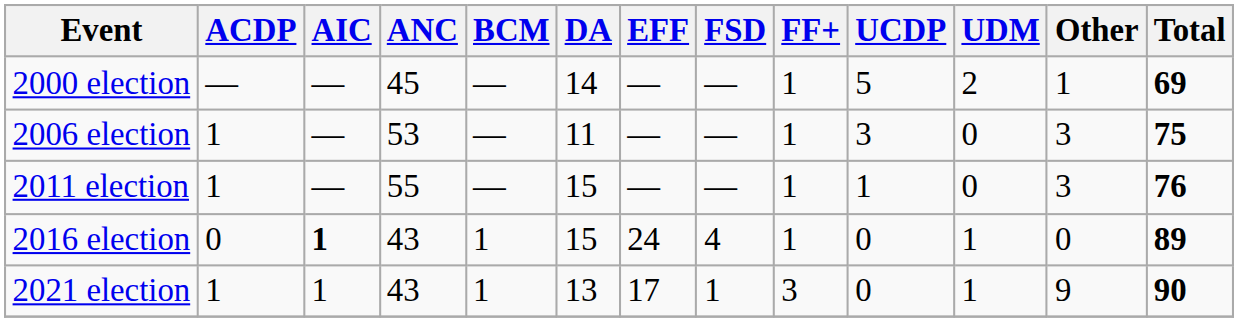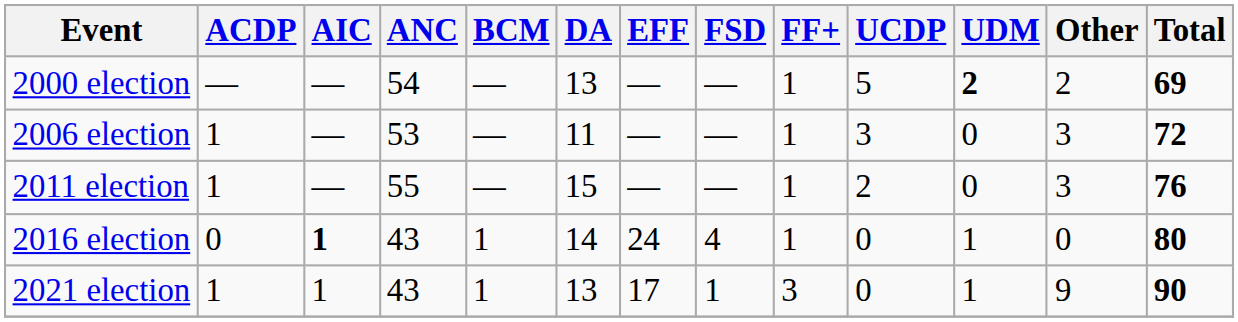(403, 82) 45 -> (403, 82) 54
(581, 82) 14 -> (581, 82) 13
(970, 82) normal -> (970, 82) bold
(1063, 82) 1 -> (1063, 82) 2
(1170, 134) 75 -> (1170, 134) 72
(863, 186) 1 -> (863, 186) 2
(581, 238) 15 -> (581, 238) 14
(1170, 238) 89 -> (1170, 238) 80
